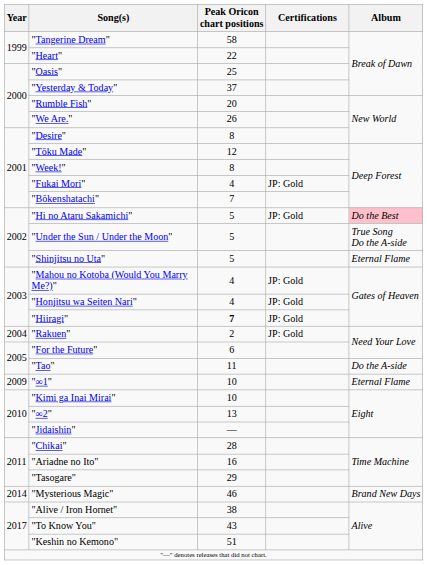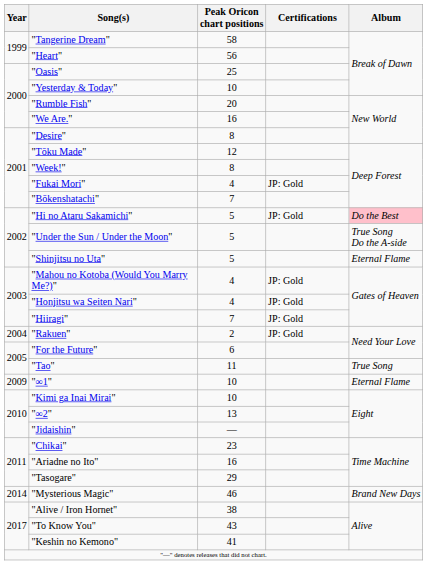(232, 55) 22 -> (232, 55) 56
(232, 87) 37 -> (232, 87) 10
(232, 119) 26 -> (232, 119) 16
(232, 318) bold -> (232, 318) normal
(379, 366) Do the A-side -> (372, 366) True Song
(232, 446) 28 -> (232, 446) 23
(232, 542) 51 -> (232, 542) 41
